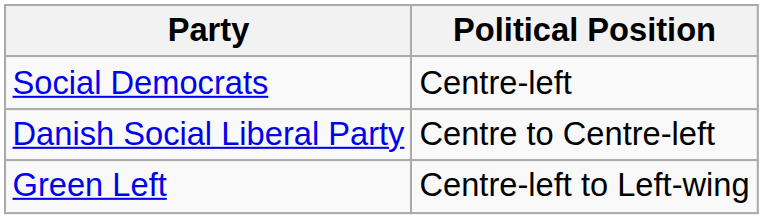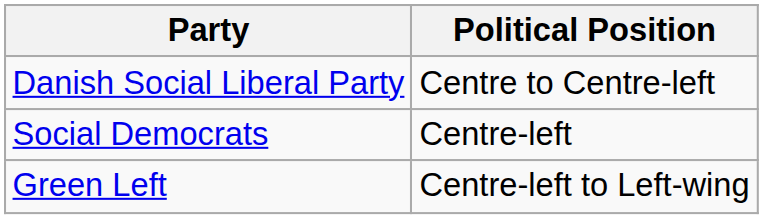rows swapped: (140, 82) <-> (208, 133)
